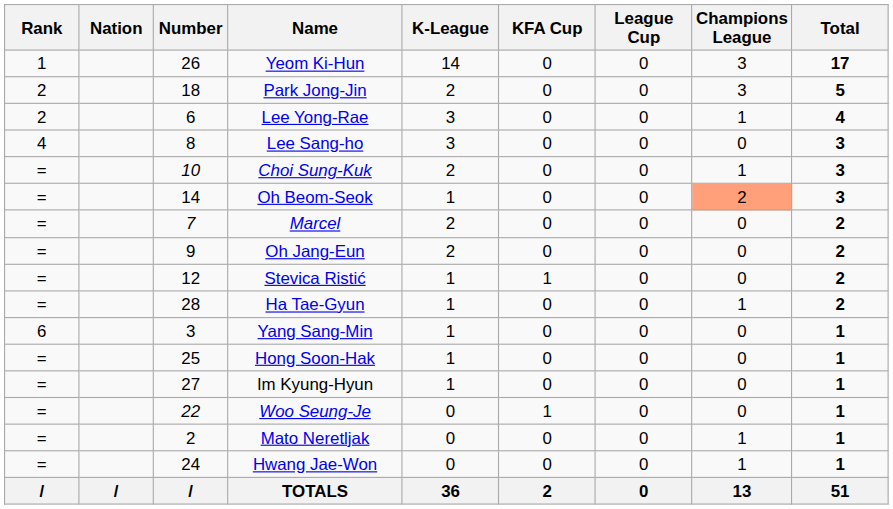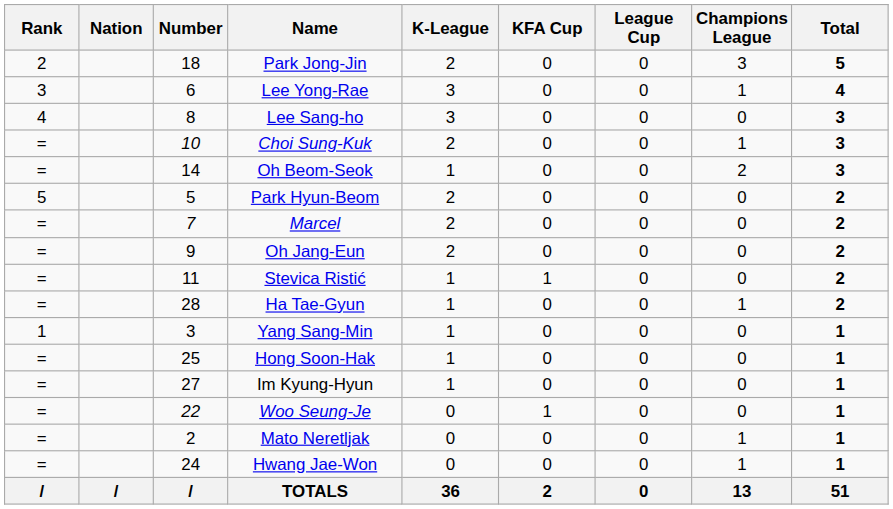- row: (315, 64)
(42, 117) 2 -> (42, 90) 3
(742, 197) lightsalmon background -> (742, 171) no background
+ row: (315, 197)
(191, 277) 12 -> (191, 277) 11
(42, 331) 6 -> (42, 331) 1
